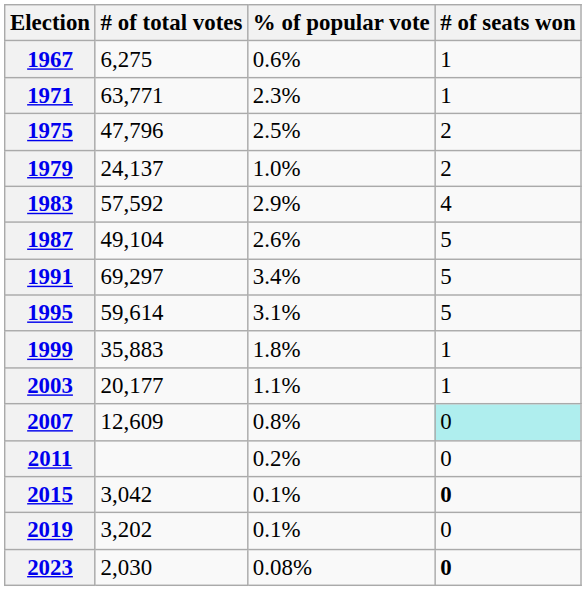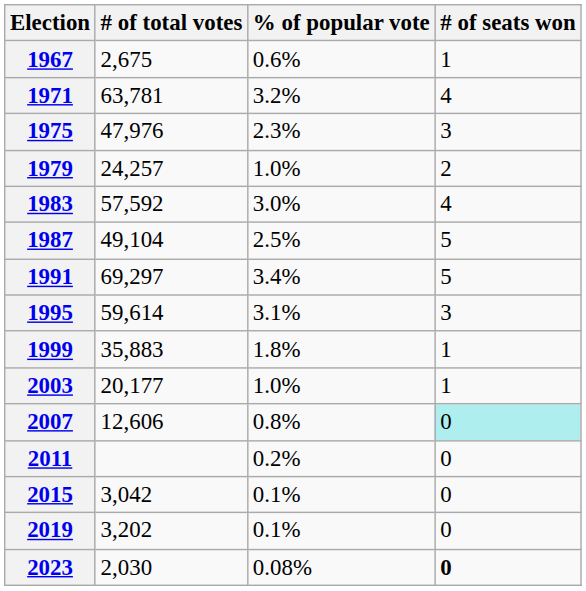(126, 58) 6,275 -> (126, 58) 2,675
(132, 95) 63,771 -> (132, 95) 63,781
(277, 95) 2.3% -> (277, 95) 3.2%
(446, 95) 1 -> (446, 95) 4
(132, 131) 47,796 -> (132, 131) 47,976
(277, 131) 2.5% -> (277, 131) 2.3%
(446, 131) 2 -> (446, 131) 3
(132, 167) 24,137 -> (132, 167) 24,257
(277, 204) 2.9% -> (277, 204) 3.0%
(277, 240) 2.6% -> (277, 240) 2.5%
(446, 312) 5 -> (446, 312) 3
(277, 385) 1.1% -> (277, 385) 1.0%
(132, 421) 12,609 -> (132, 421) 12,606
(446, 494) bold -> (446, 494) normal
